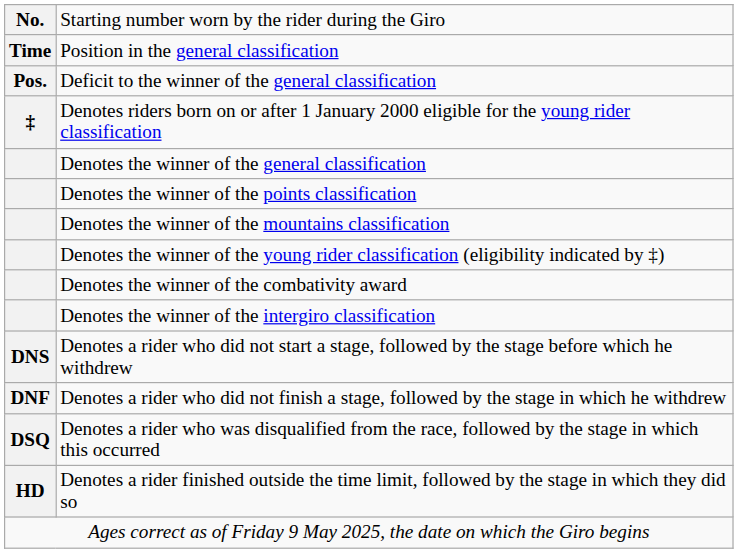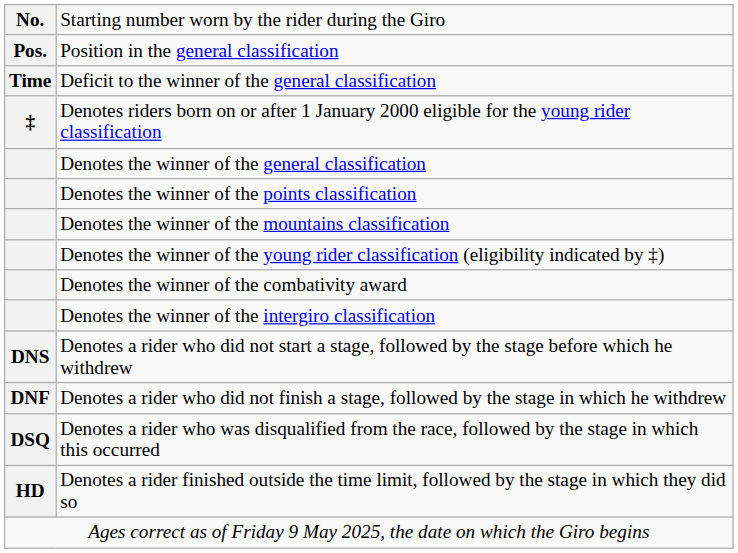(30, 50) Time -> (30, 50) Pos.
(30, 80) Pos. -> (30, 80) Time
